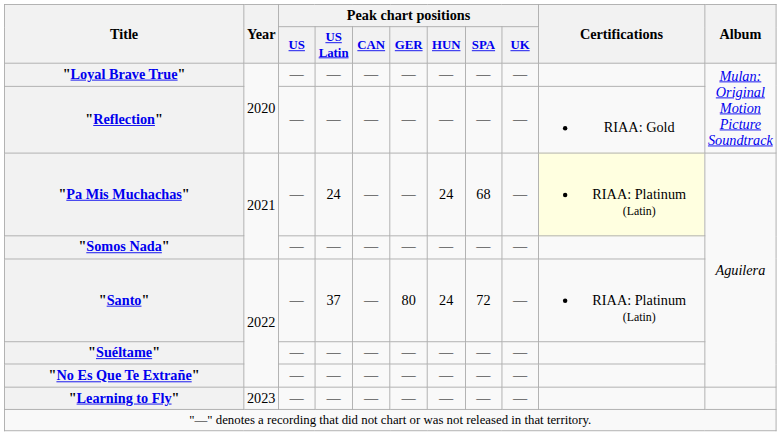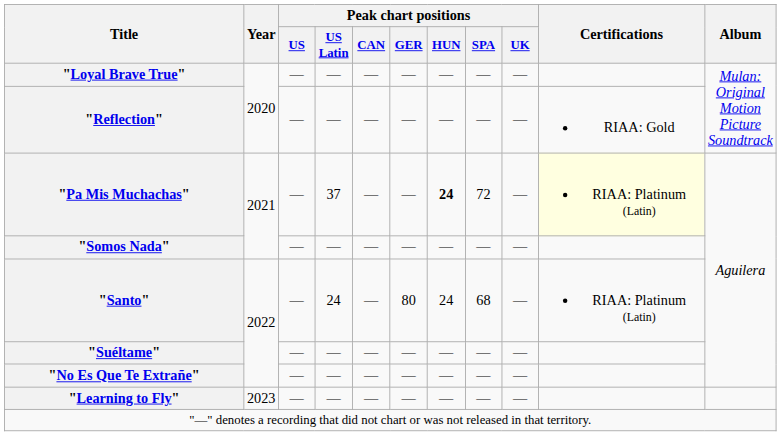(334, 194) 24 -> (334, 194) 37
(446, 194) normal -> (446, 194) bold
(483, 194) 68 -> (483, 194) 72
(334, 300) 37 -> (334, 300) 24
(483, 300) 72 -> (483, 300) 68
